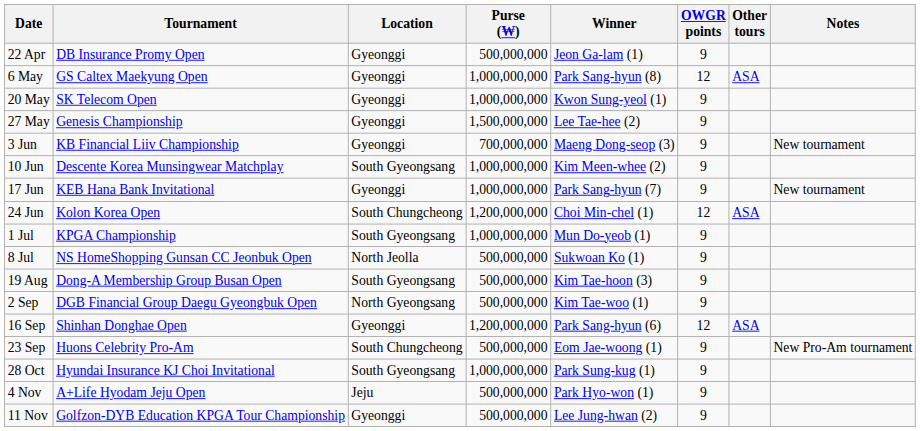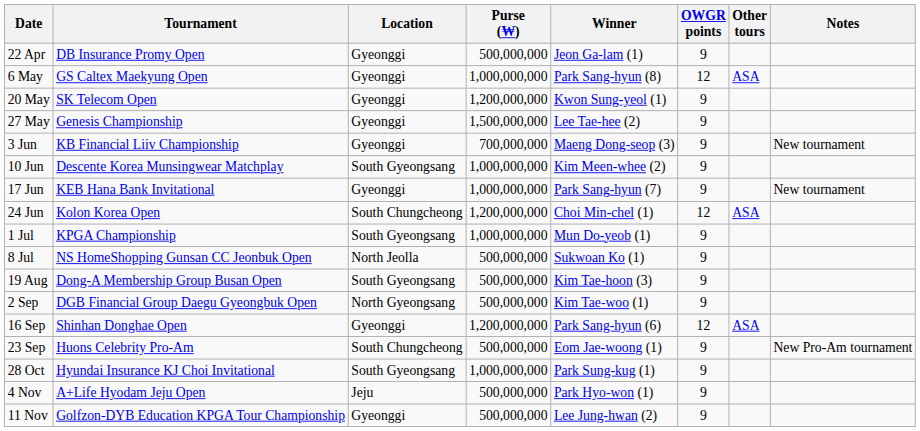(508, 99) 1,000,000,000 -> (508, 99) 1,200,000,000
